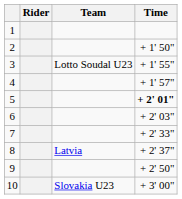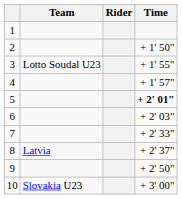columns swapped: (36, 13) <-> (93, 13)
